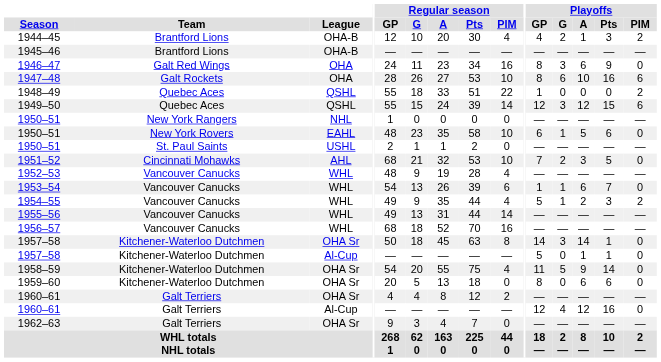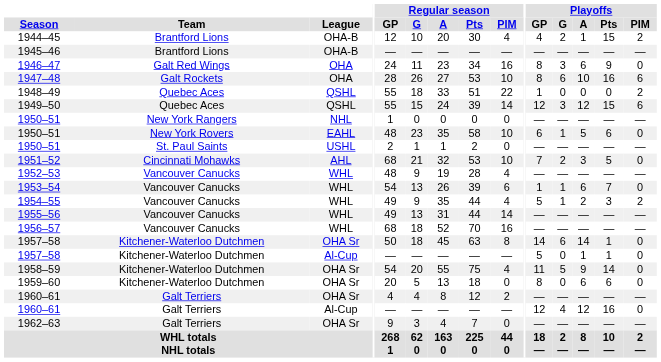(609, 38) 3 -> (609, 38) 15
(563, 242) 3 -> (563, 242) 6
